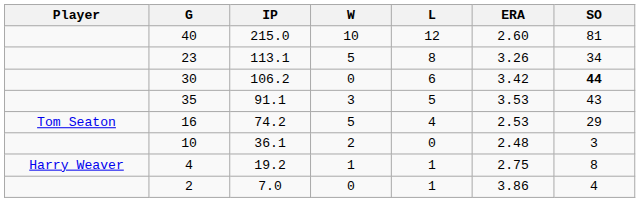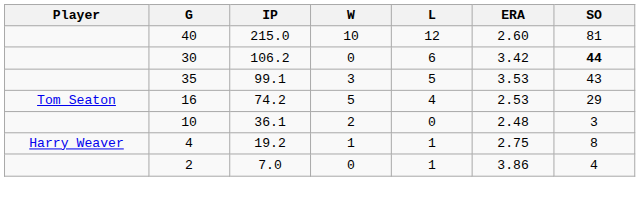- row: (189, 58)
(270, 101) 91.1 -> (270, 79) 99.1
